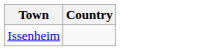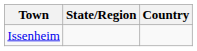+ column: (101, 14)
